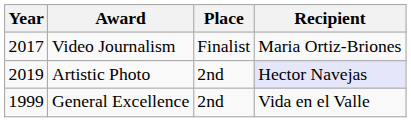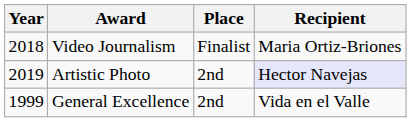(26, 46) 2017 -> (26, 46) 2018
